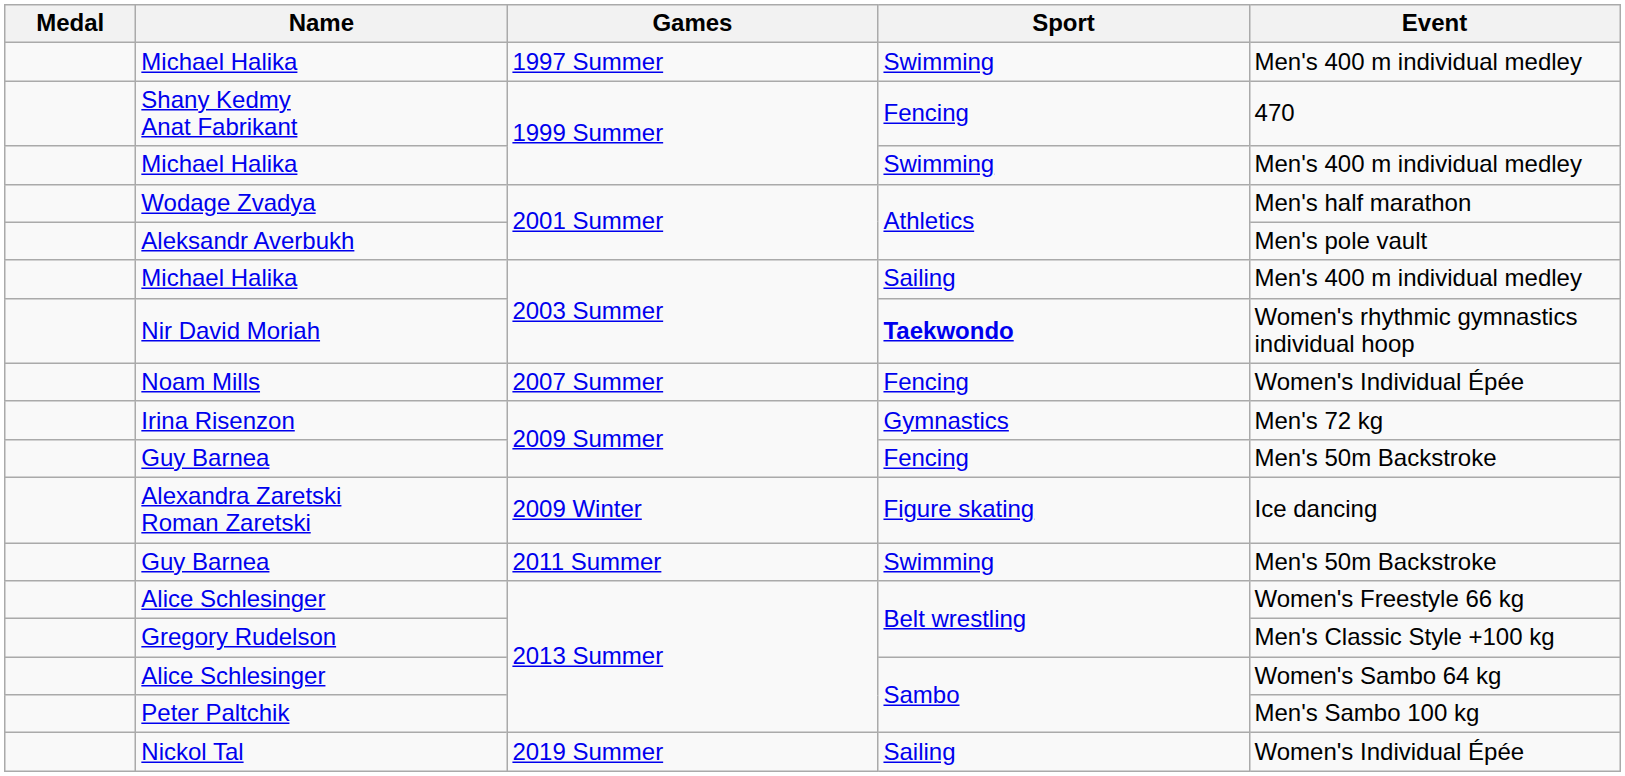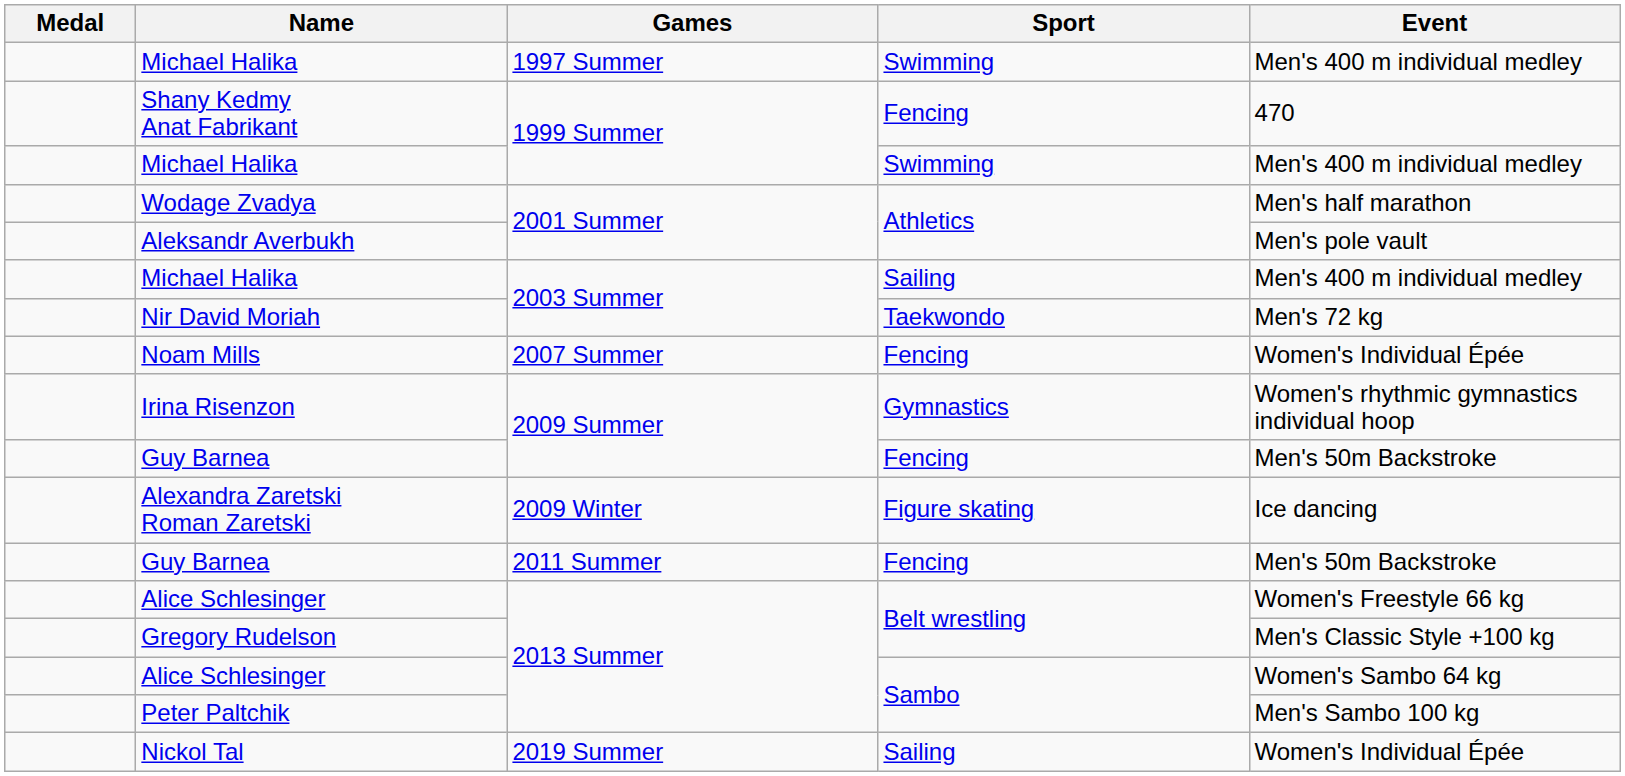(949, 330) bold -> (944, 316) normal
(1416, 330) Women's rhythmic gymnastics individual hoop -> (1319, 316) Men's 72 kg
(1319, 420) Men's 72 kg -> (1416, 406) Women's rhythmic gymnastics individual hoop
(939, 561) Swimming -> (926, 561) Fencing
